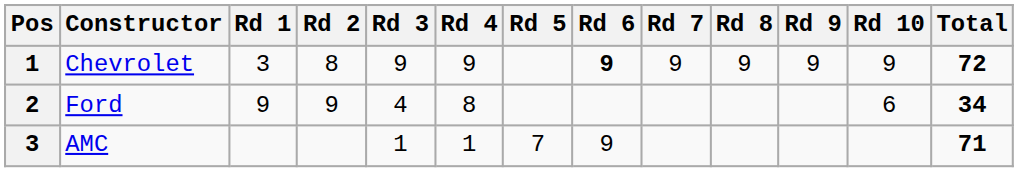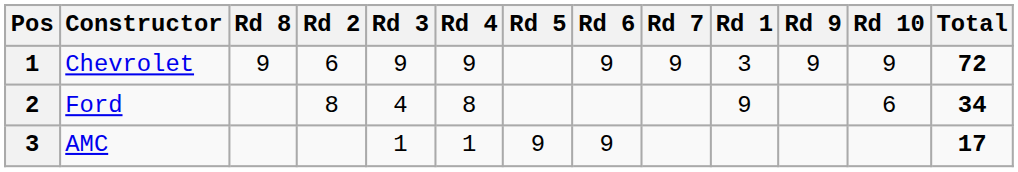columns swapped: (263, 25) <-> (744, 25)
(332, 65) 8 -> (332, 65) 6
(607, 65) bold -> (607, 65) normal
(332, 105) 9 -> (332, 105) 8
(538, 145) 7 -> (538, 145) 9
(972, 145) 71 -> (972, 145) 17
